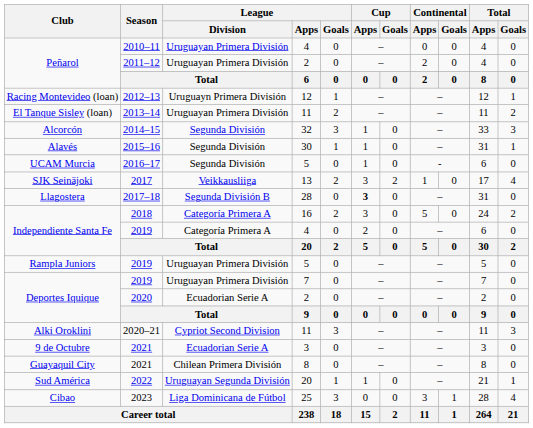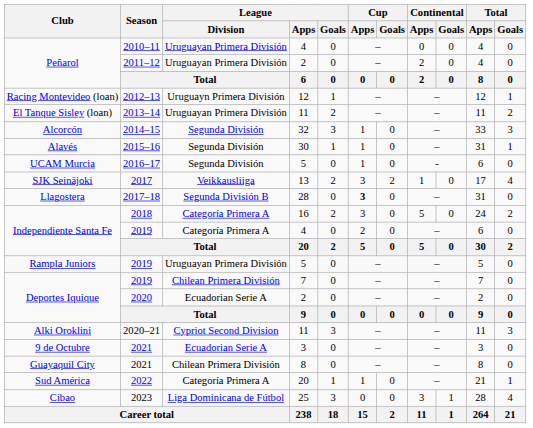(227, 280) Uruguayan Primera División -> (226, 280) Chilean Primera División
(227, 381) Uruguayan Segunda División -> (226, 381) Categoría Primera A
